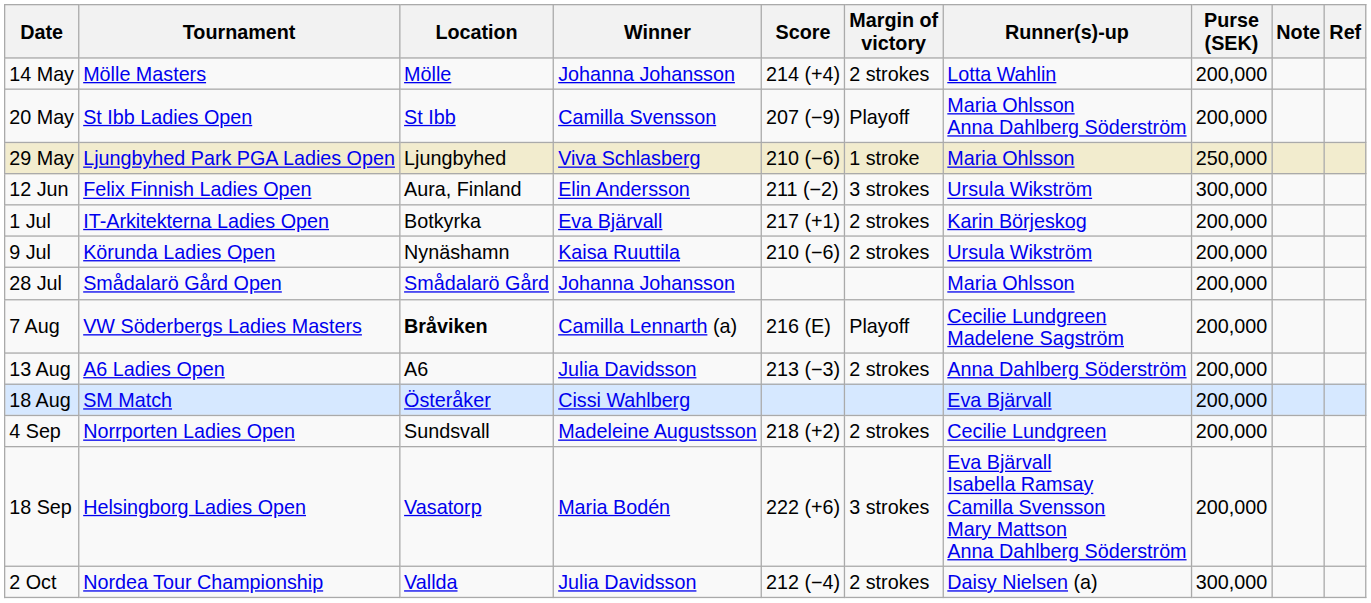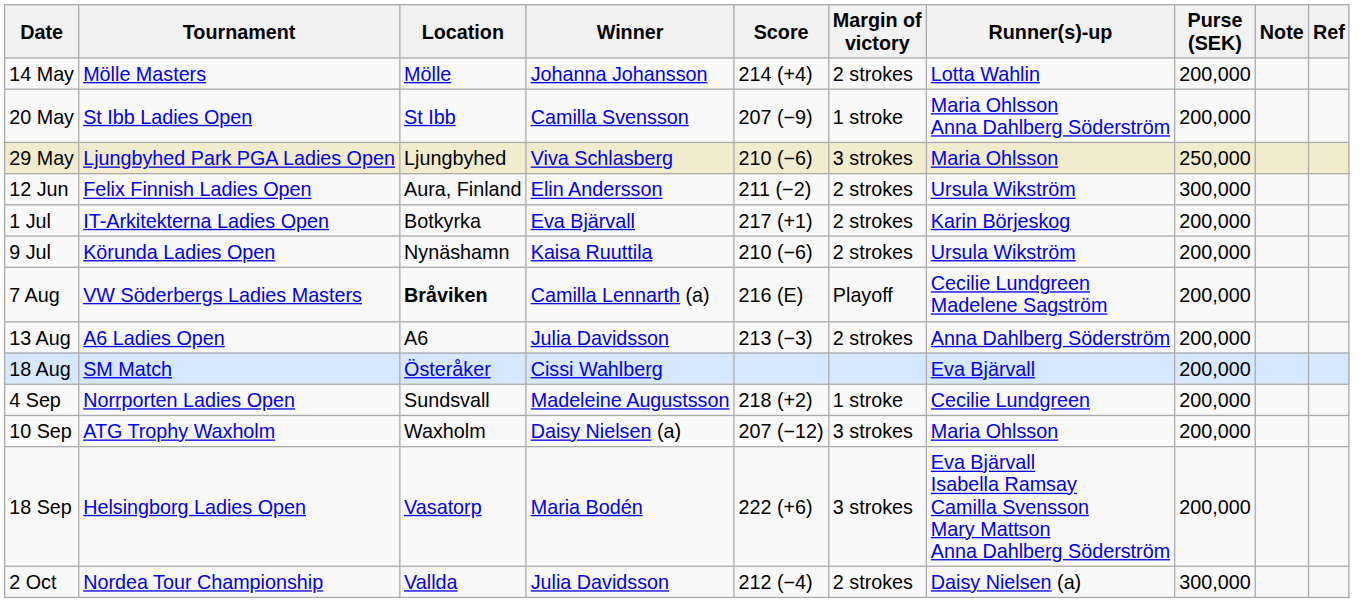(879, 116) Playoff -> (868, 116) 1 stroke
(884, 159) 1 stroke -> (873, 159) 3 strokes
(889, 190) 3 strokes -> (873, 190) 2 strokes
- row: (36, 284)
(889, 431) 2 strokes -> (868, 400) 1 stroke
+ row: (41, 431)
